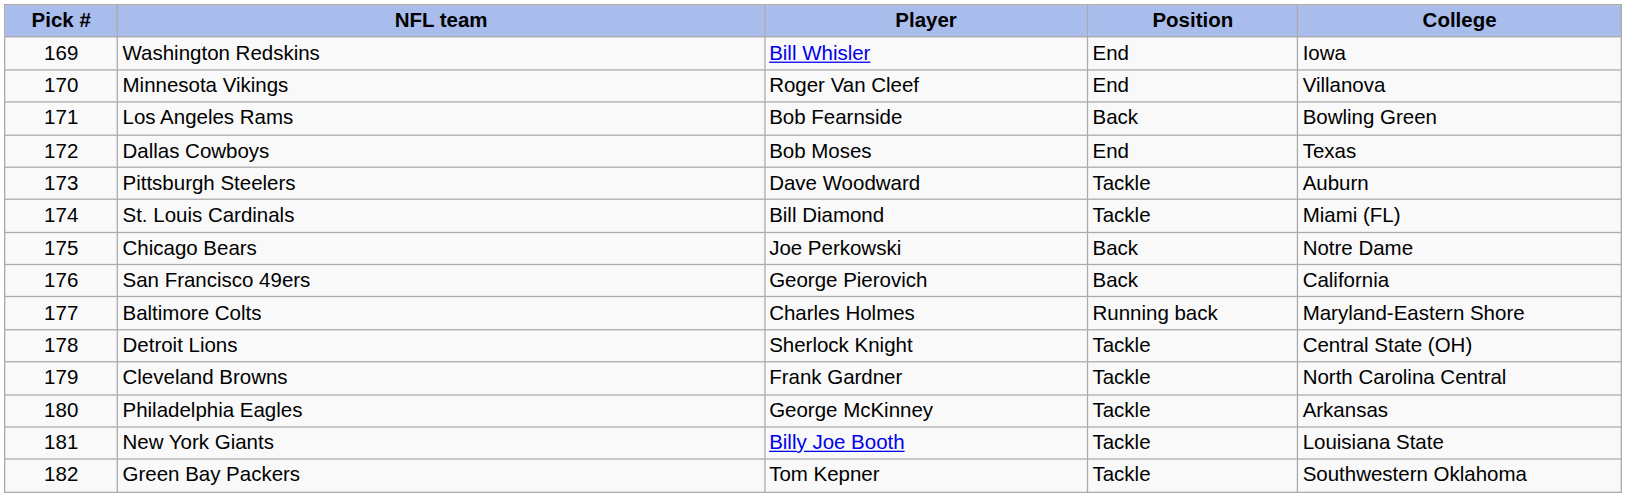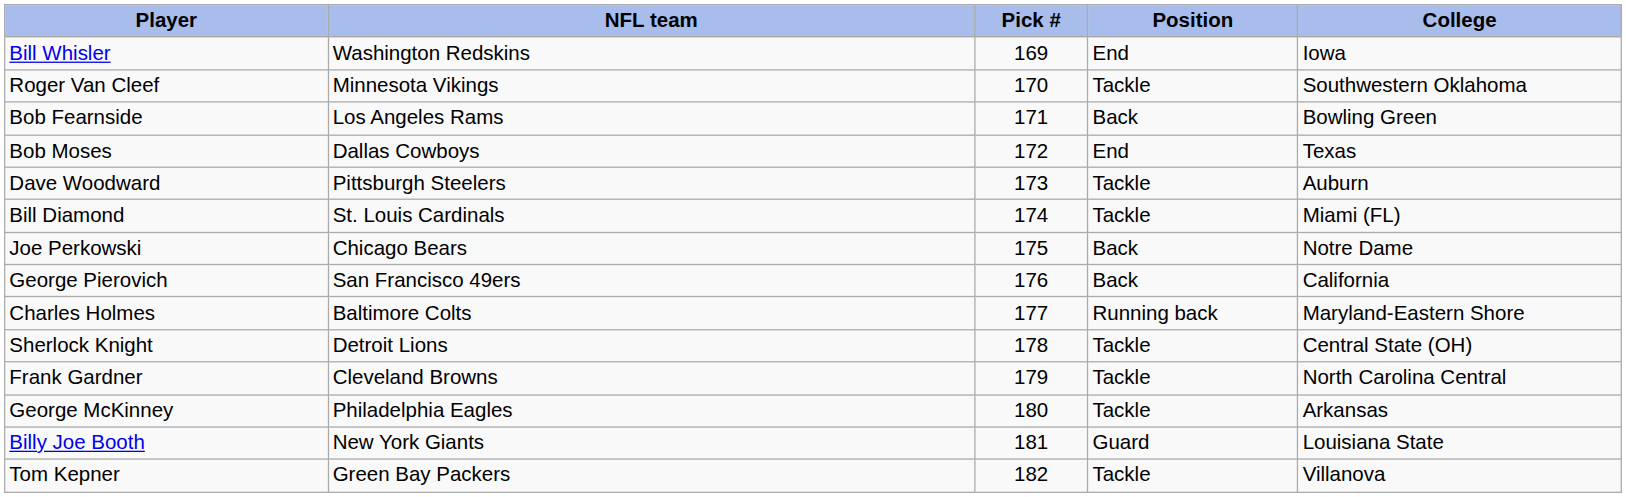columns swapped: (61, 20) <-> (926, 20)
(1111, 85) End -> (1122, 85) Tackle
(1344, 85) Villanova -> (1415, 85) Southwestern Oklahoma
(1122, 442) Tackle -> (1121, 442) Guard
(1415, 475) Southwestern Oklahoma -> (1344, 475) Villanova
